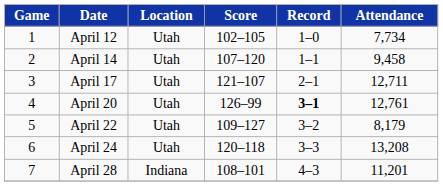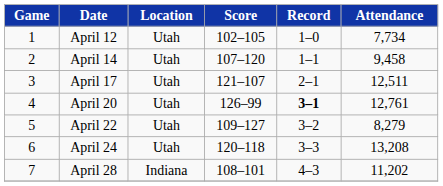(389, 81) 12,711 -> (389, 81) 12,511
(389, 125) 8,179 -> (389, 125) 8,279
(389, 170) 11,201 -> (389, 170) 11,202
